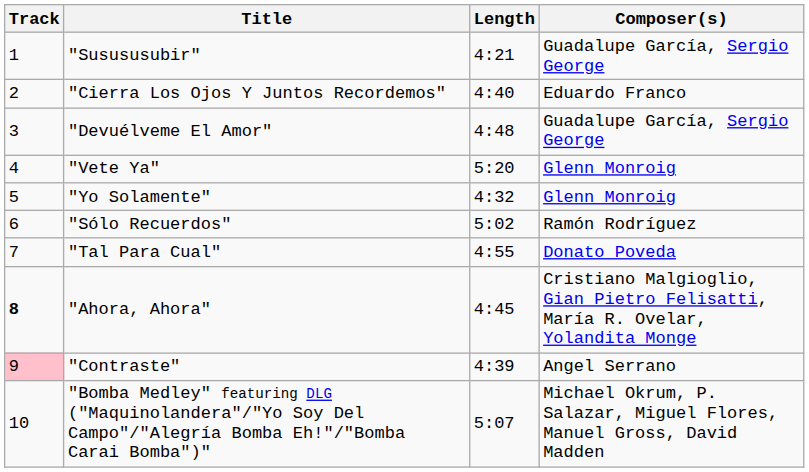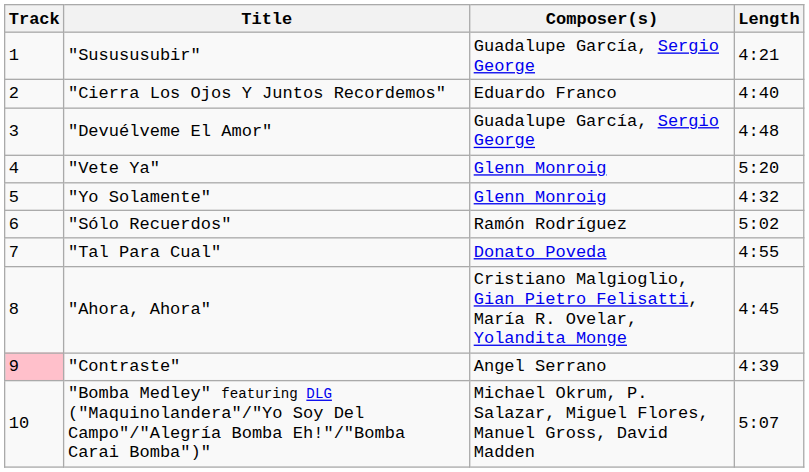columns swapped: (671, 19) <-> (504, 19)
(14, 309) bold -> (14, 309) normal
